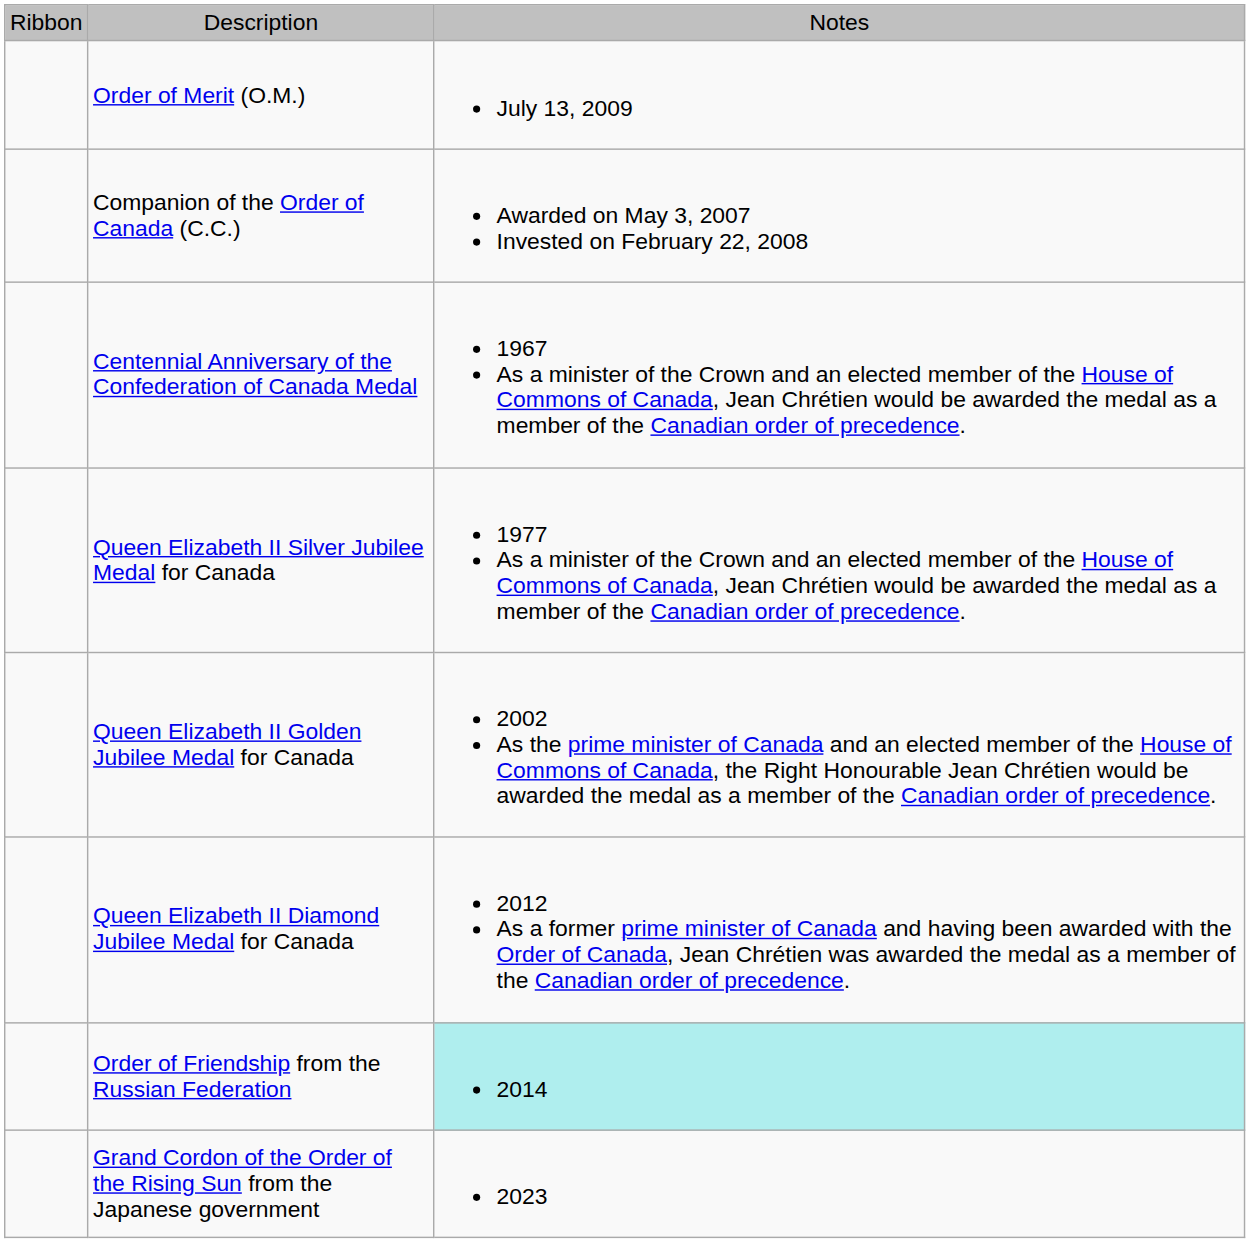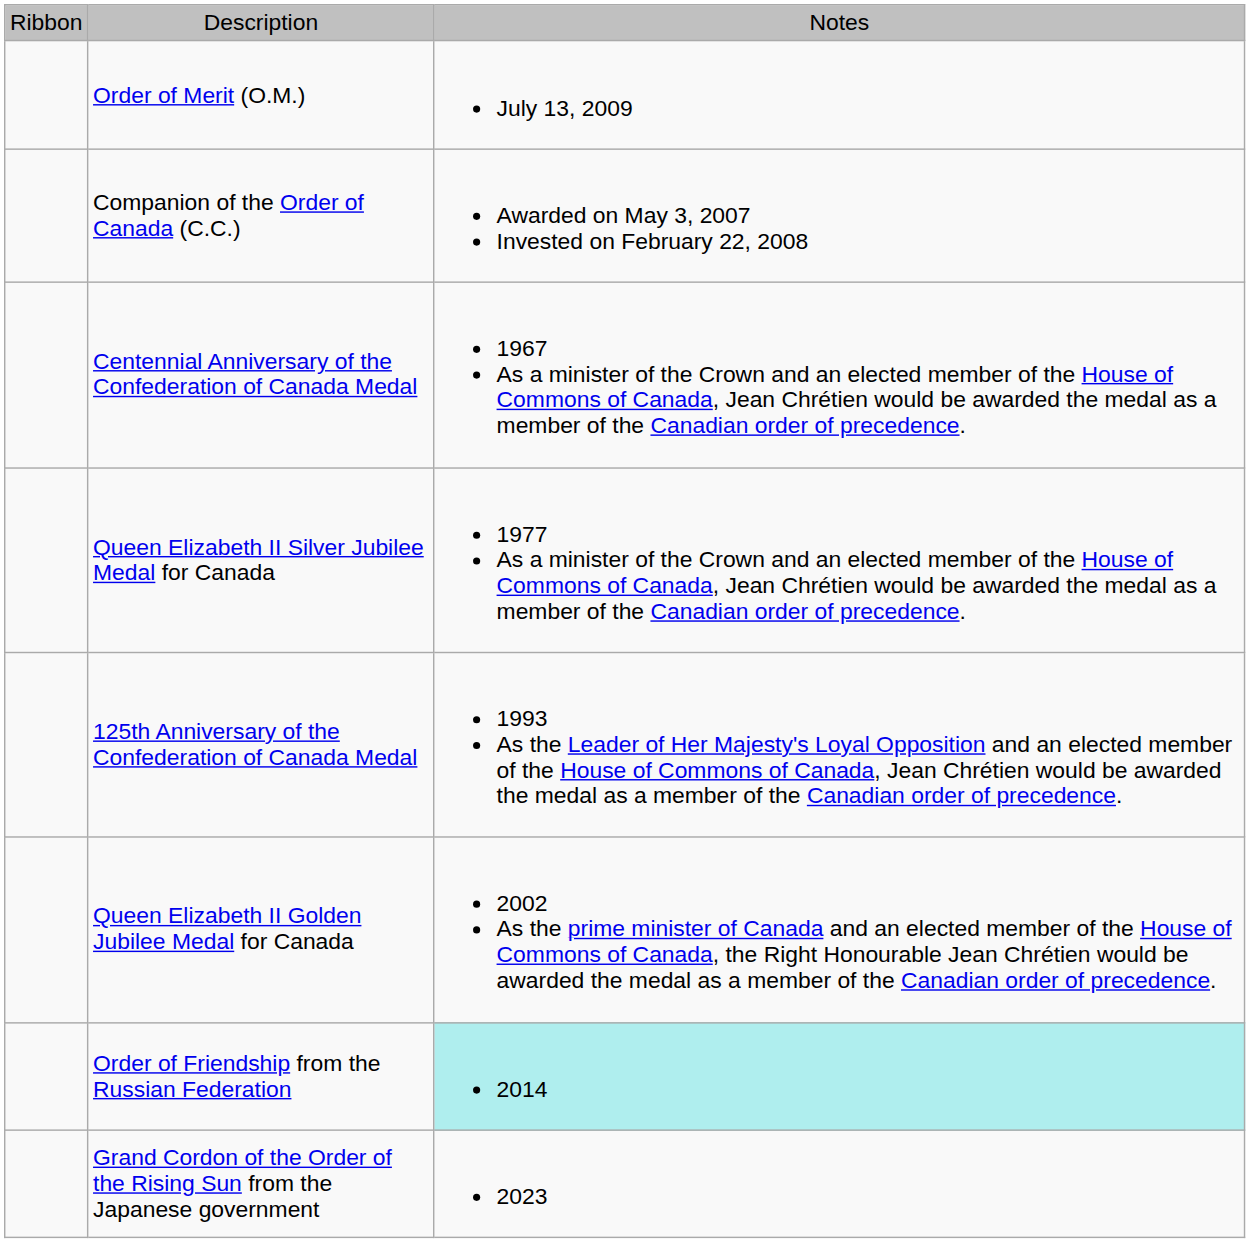+ row: (255, 744)
- row: (236, 929)
